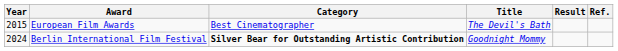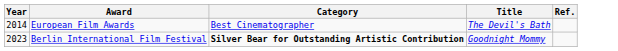- column: (570, 11)
(17, 25) 2015 -> (17, 25) 2014
(17, 39) 2024 -> (17, 39) 2023
